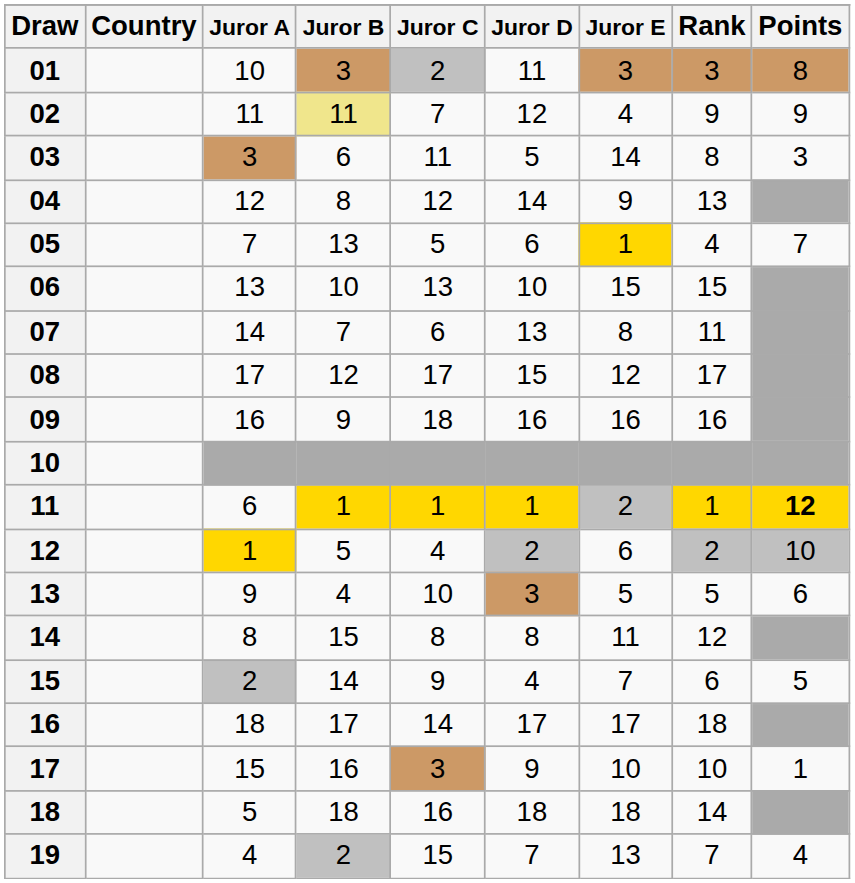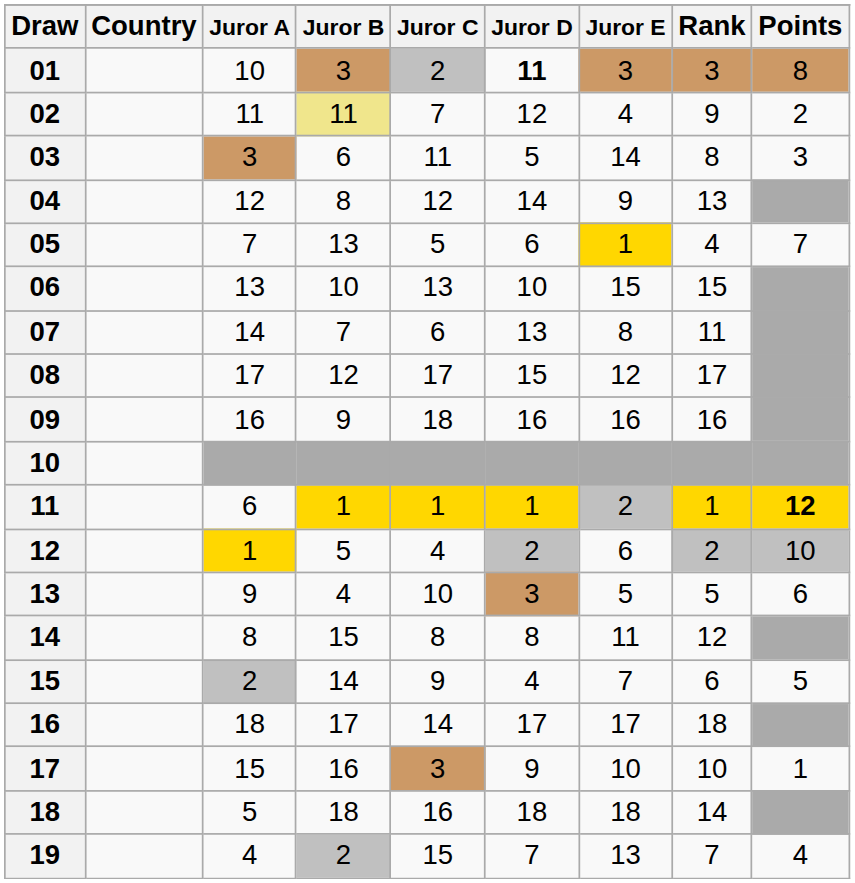(532, 69) normal -> (532, 69) bold
(800, 113) 9 -> (800, 113) 2
